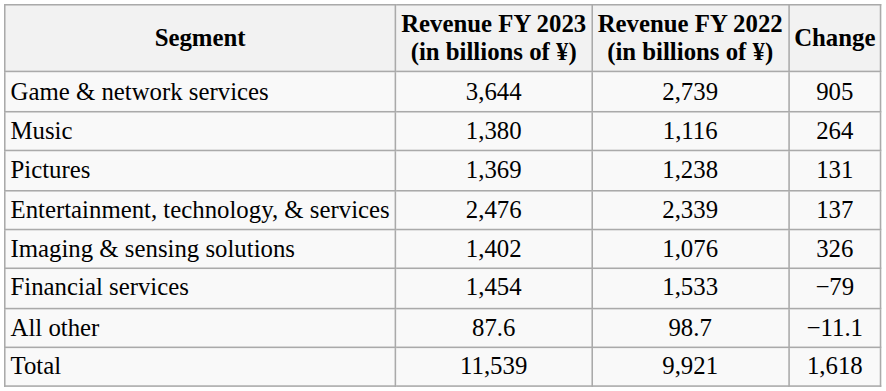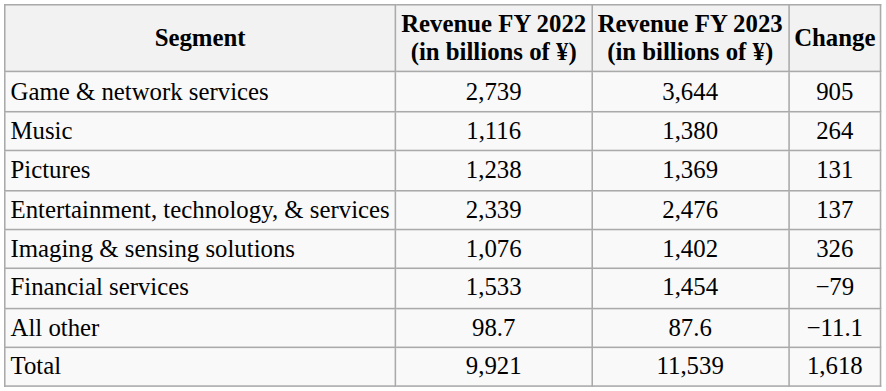columns swapped: (690, 38) <-> (494, 38)
